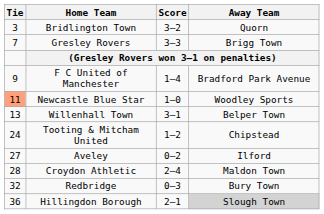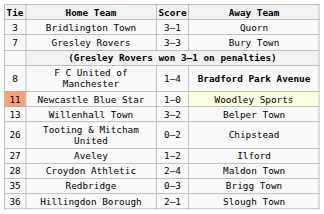(172, 27) 3–2 -> (172, 27) 3–1
(254, 42) Brigg Town -> (254, 42) Bury Town
(15, 78) 9 -> (15, 78) 8
(254, 78) normal -> (254, 78) bold
(254, 99) no background -> (254, 99) lightyellow background
(172, 114) 3–1 -> (172, 114) 3–2
(15, 135) 24 -> (15, 135) 26
(172, 135) 1–2 -> (172, 135) 0–2
(172, 156) 0–2 -> (172, 156) 1–2
(15, 186) 32 -> (15, 186) 35
(254, 186) Bury Town -> (254, 186) Brigg Town
(254, 201) lightgrey background -> (254, 201) no background
